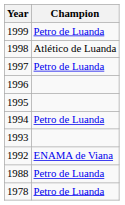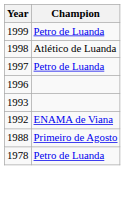- row: (18, 102)
- row: (18, 120)
(69, 174) Petro de Luanda -> (76, 138) Primeiro de Agosto
